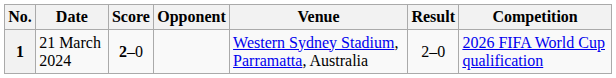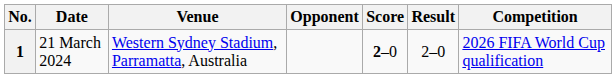columns swapped: (319, 17) <-> (131, 17)
